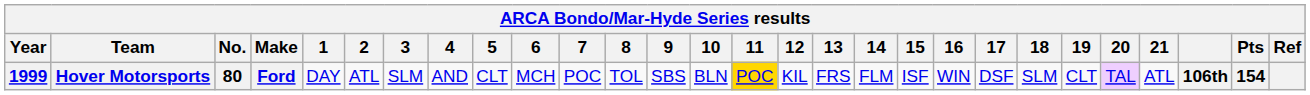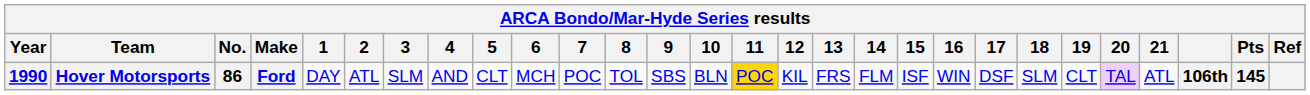(28, 76) 1999 -> (28, 76) 1990
(232, 76) 80 -> (232, 76) 86
(1251, 76) 154 -> (1251, 76) 145
